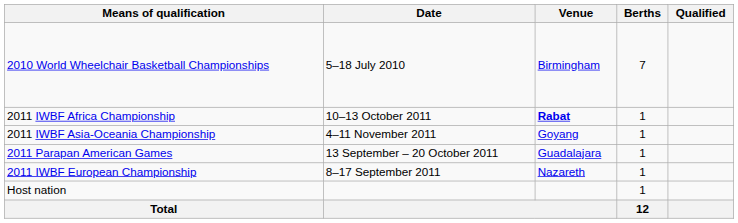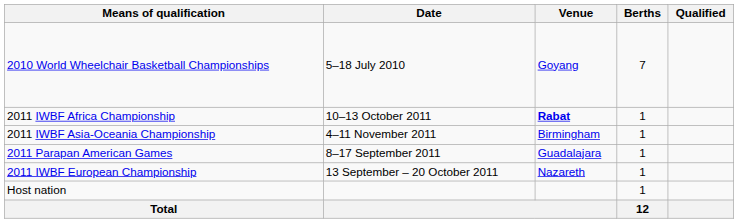(569, 65) Birmingham -> (558, 65) Goyang
(558, 135) Goyang -> (569, 135) Birmingham
(412, 153) 13 September – 20 October 2011 -> (383, 153) 8–17 September 2011
(383, 172) 8–17 September 2011 -> (412, 172) 13 September – 20 October 2011
